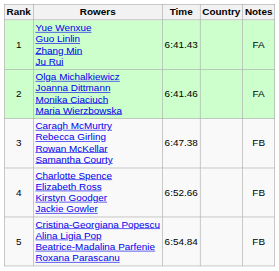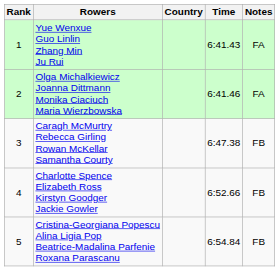columns swapped: (221, 12) <-> (181, 12)
